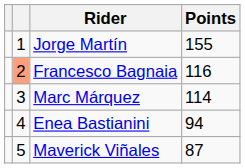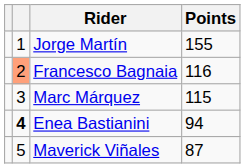(198, 97) 114 -> (198, 97) 115
(21, 124) normal -> (21, 124) bold
